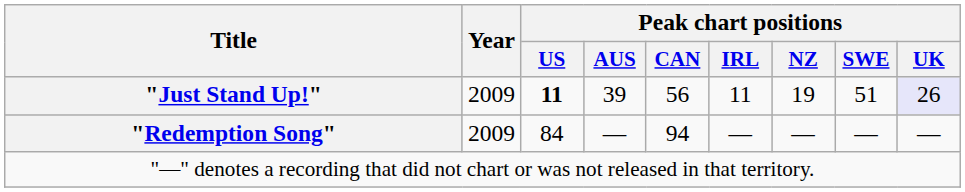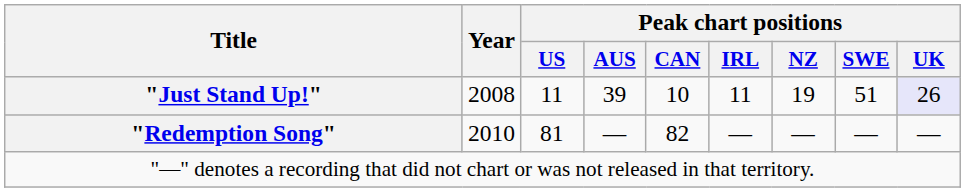(491, 95) 2009 -> (491, 95) 2008
(552, 95) bold -> (552, 95) normal
(677, 95) 56 -> (677, 95) 10
(491, 132) 2009 -> (491, 132) 2010
(552, 132) 84 -> (552, 132) 81
(677, 132) 94 -> (677, 132) 82
